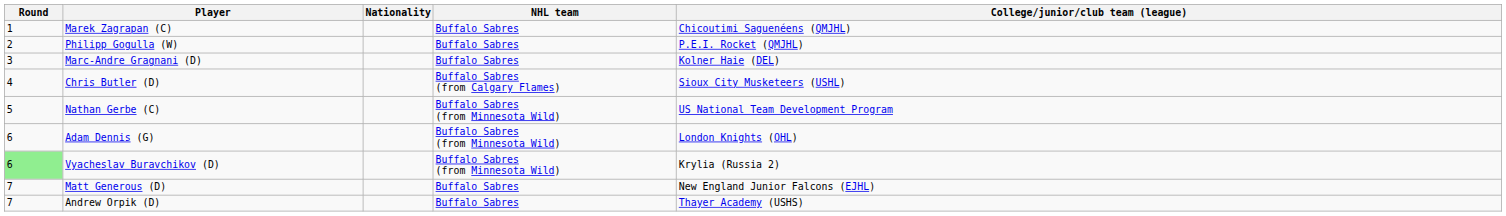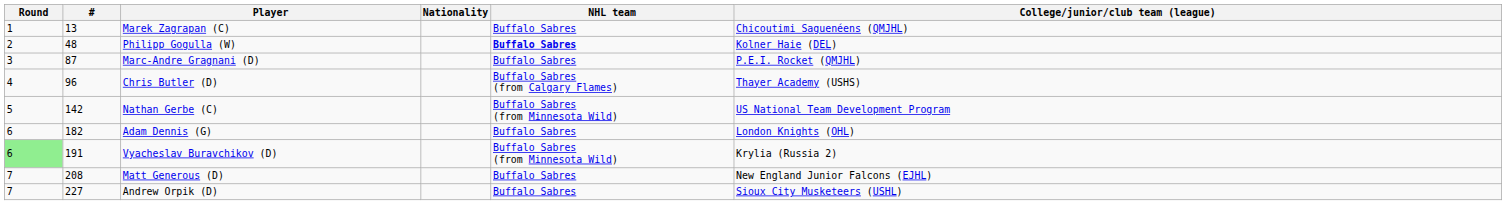+ column: (92, 12)
(477, 45) normal -> (535, 45) bold
(741, 45) P.E.I. Rocket (QMJHL) -> (787, 45) Kolner Haie (DEL)
(729, 61) Kolner Haie (DEL) -> (798, 61) P.E.I. Rocket (QMJHL)
(762, 83) Sioux City Musketeers (USHL) -> (798, 83) Thayer Academy (USHS)
(498, 138) Buffalo Sabres (from Minnesota Wild) -> (535, 132) Buffalo Sabres
(741, 203) Thayer Academy (USHS) -> (819, 192) Sioux City Musketeers (USHL)
